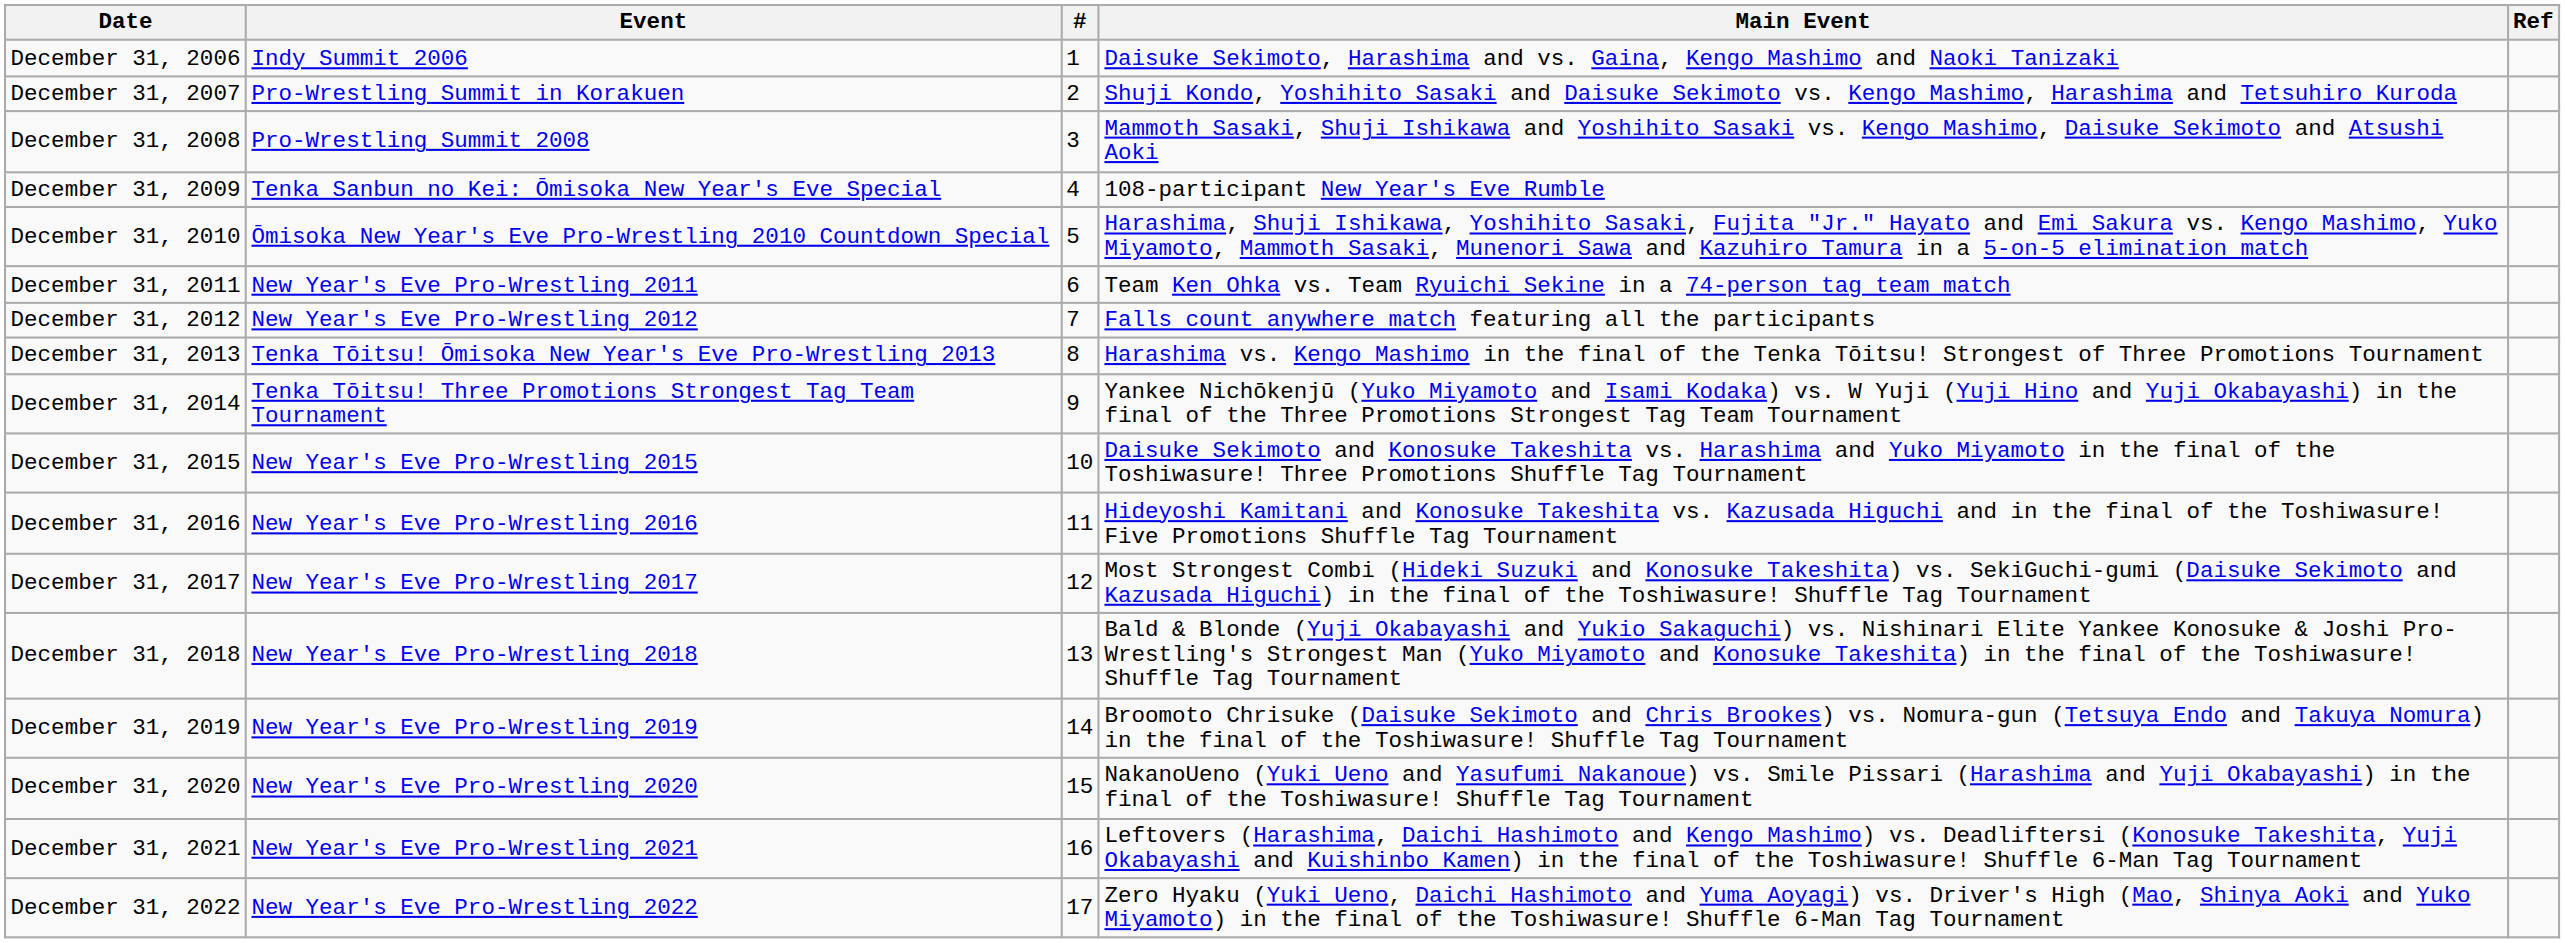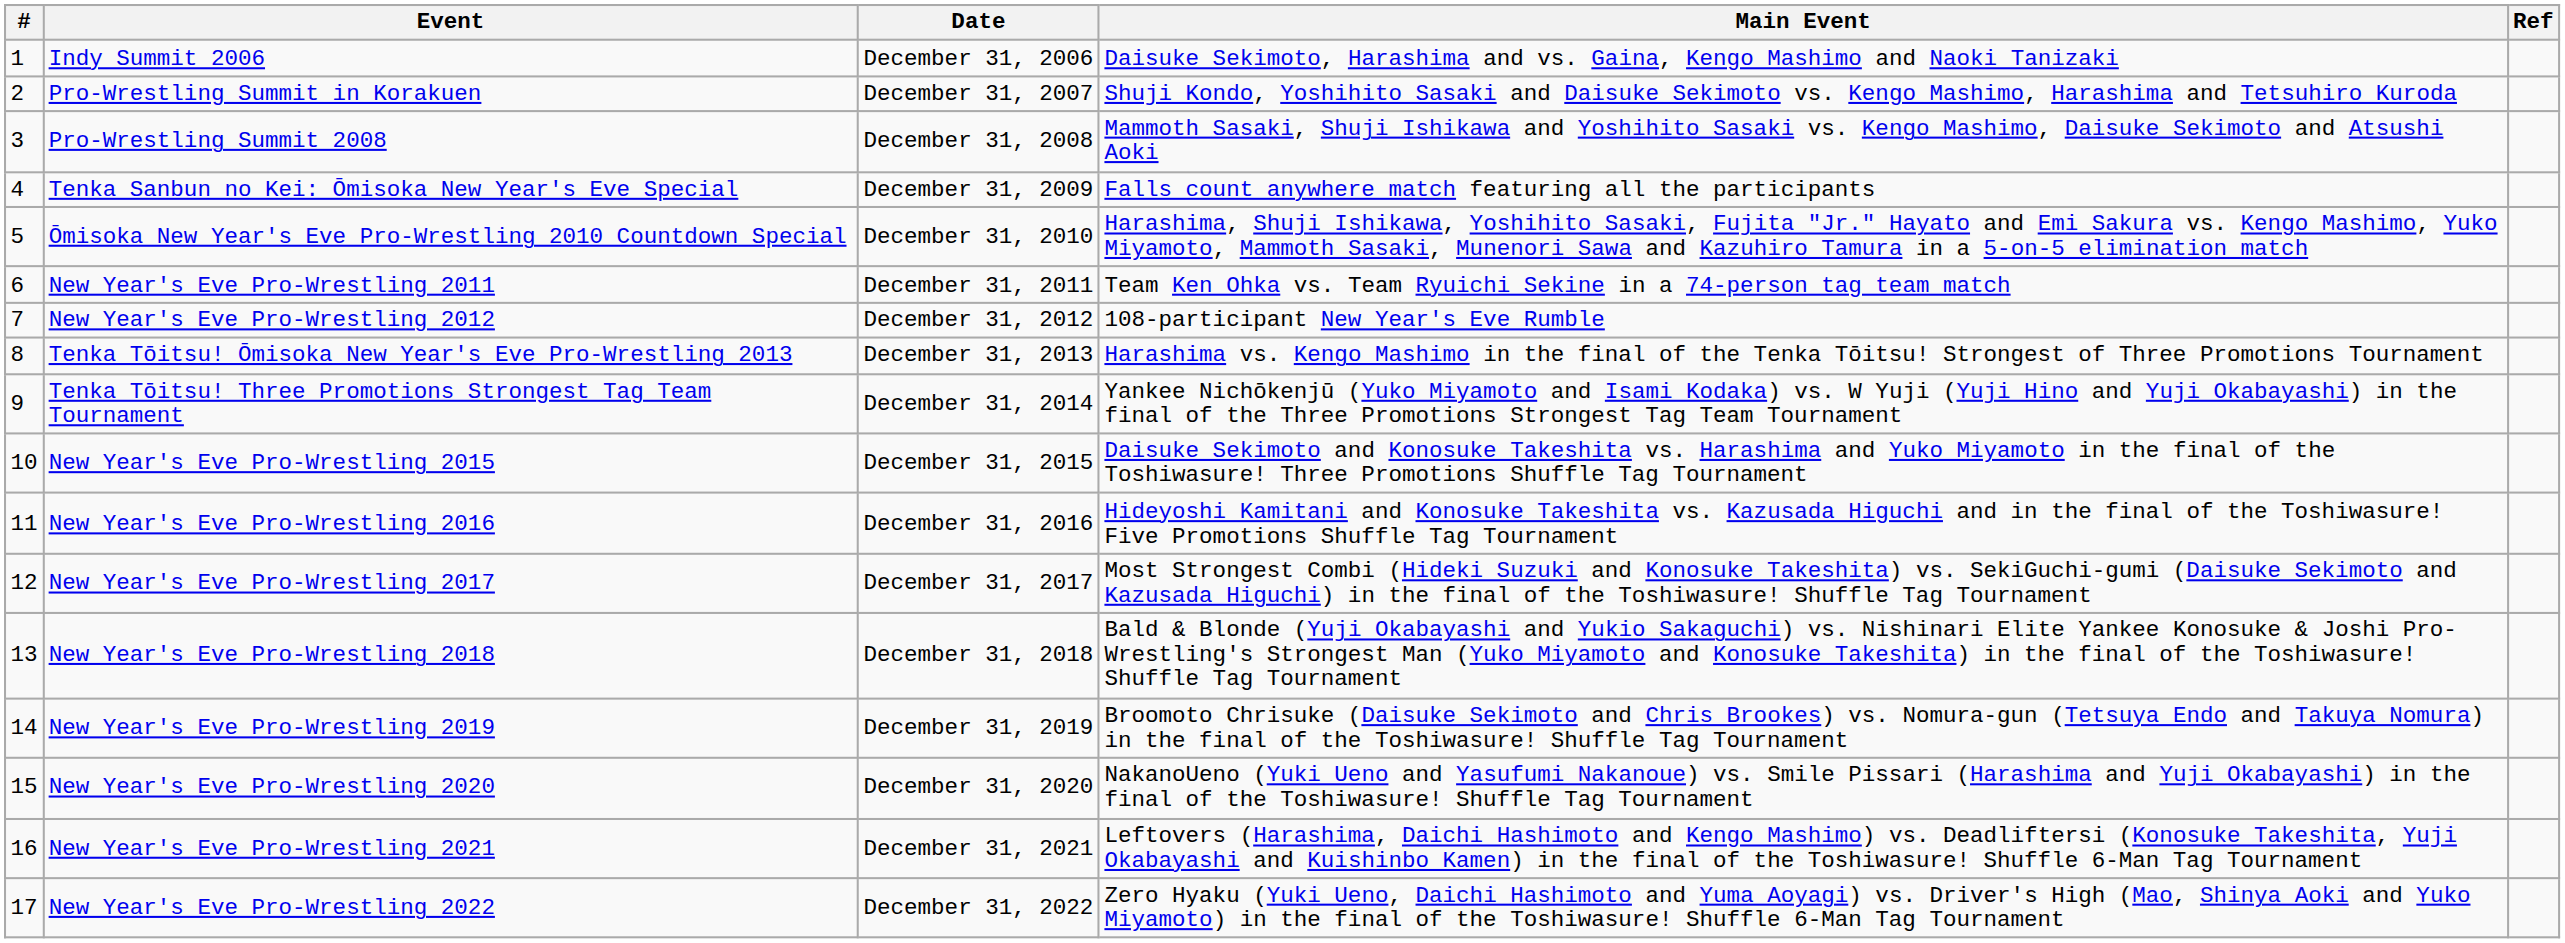columns swapped: (1080, 23) <-> (125, 23)
(1355, 189) 108-participant New Year's Eve Rumble -> (1490, 189) Falls count anywhere match featuring all the participants
(1490, 320) Falls count anywhere match featuring all the participants -> (1355, 320) 108-participant New Year's Eve Rumble
